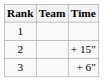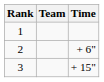(83, 49) + 15" -> (86, 49) + 6"
(86, 67) + 6" -> (83, 67) + 15"
